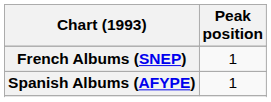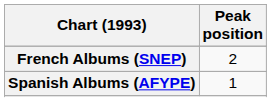(233, 58) 1 -> (233, 58) 2
